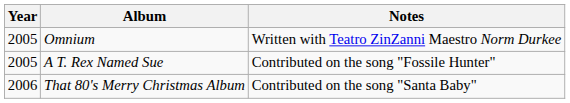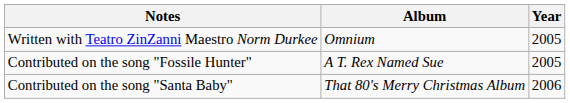columns swapped: (23, 16) <-> (406, 16)
